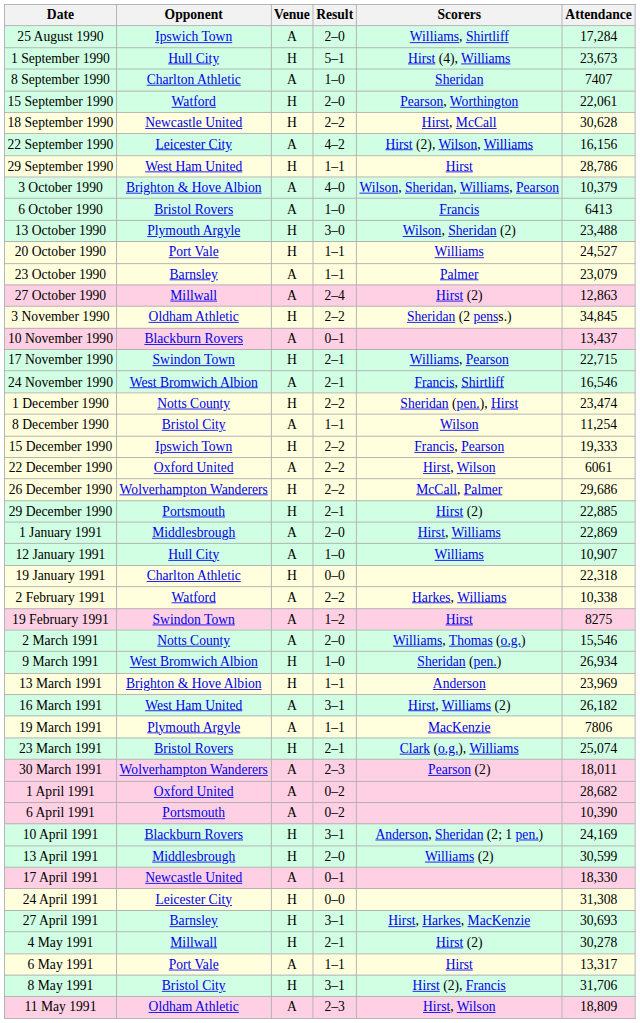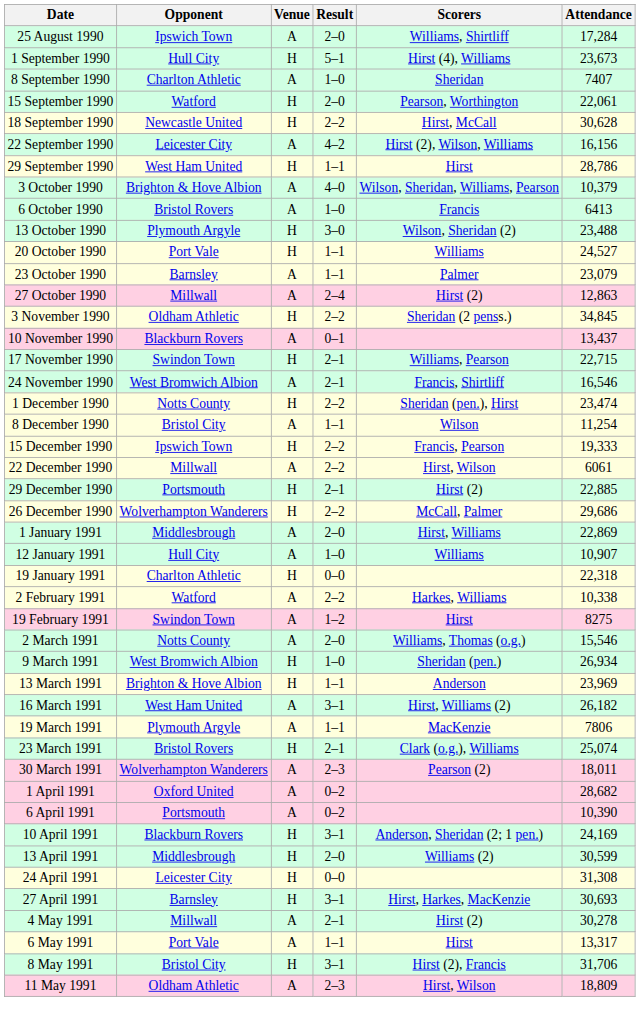(194, 468) Oxford United -> (194, 468) Millwall
rows swapped: (60, 489) <-> (60, 511)
- row: (60, 878)
(292, 942) H -> (292, 921) A
